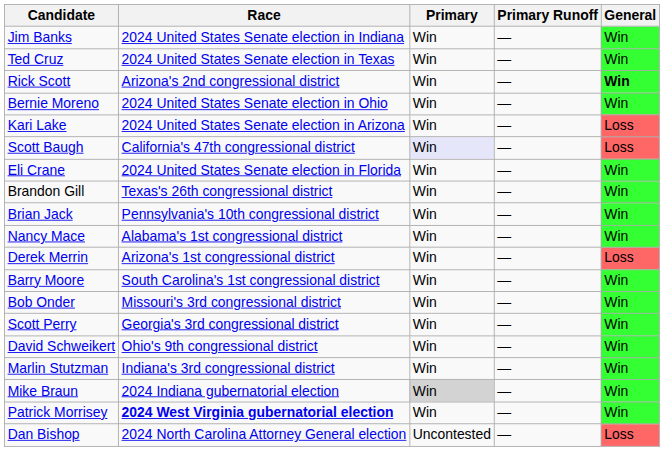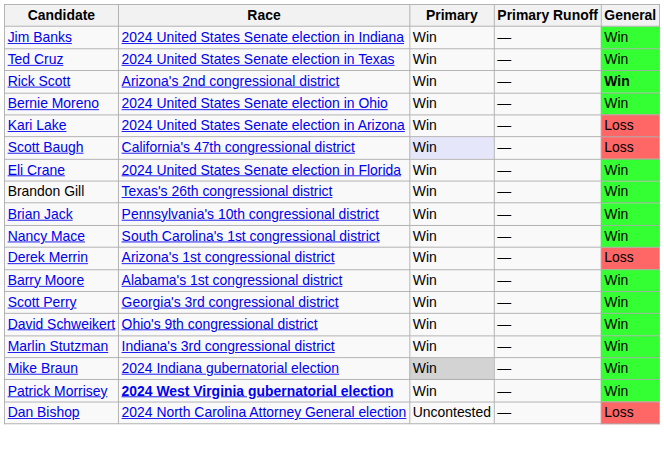(232, 236) Alabama's 1st congressional district -> (251, 236) South Carolina's 1st congressional district
(251, 280) South Carolina's 1st congressional district -> (232, 280) Alabama's 1st congressional district
- row: (41, 302)
